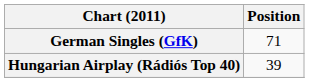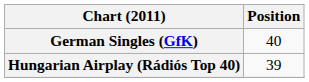(274, 41) 71 -> (274, 41) 40
